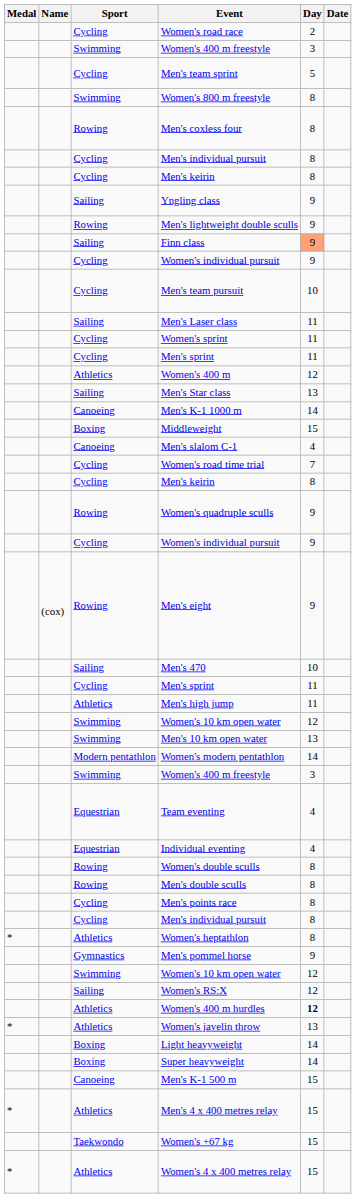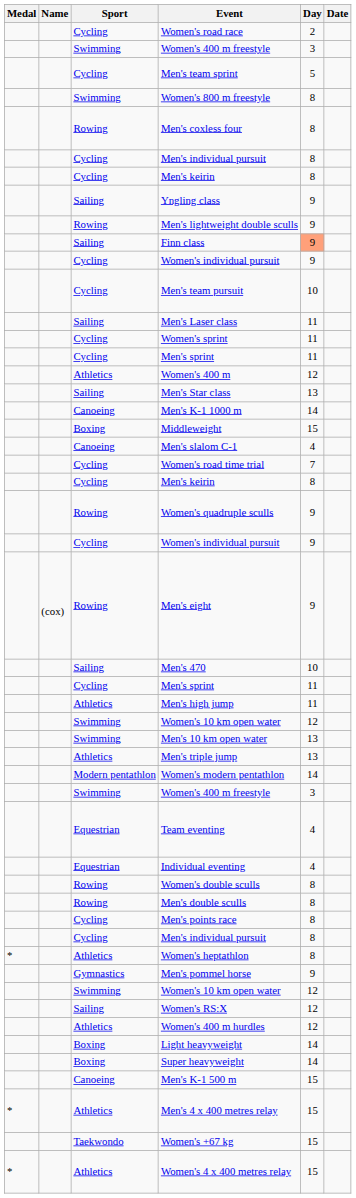+ row: (93, 757)
(312, 1009) bold -> (312, 1027) normal
- row: (93, 1027)
